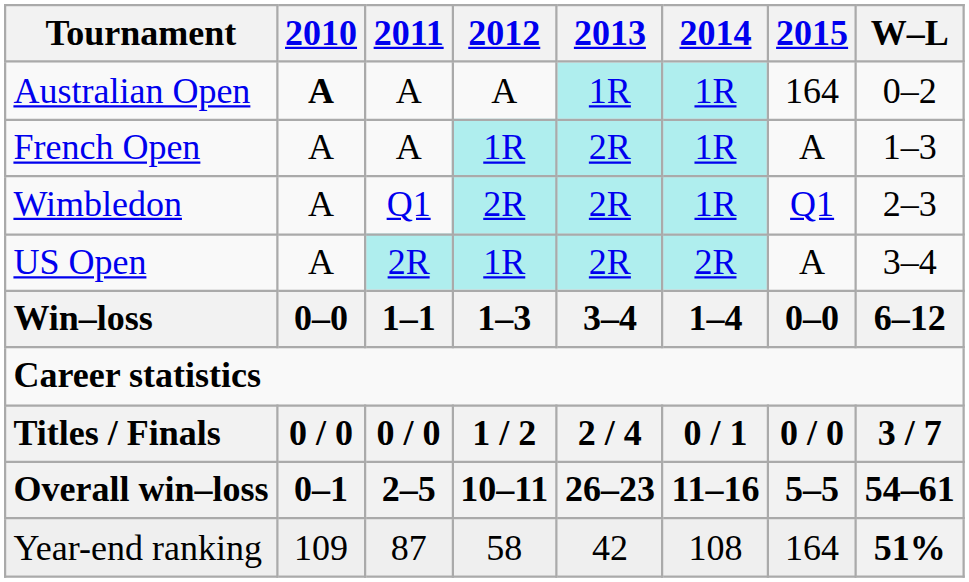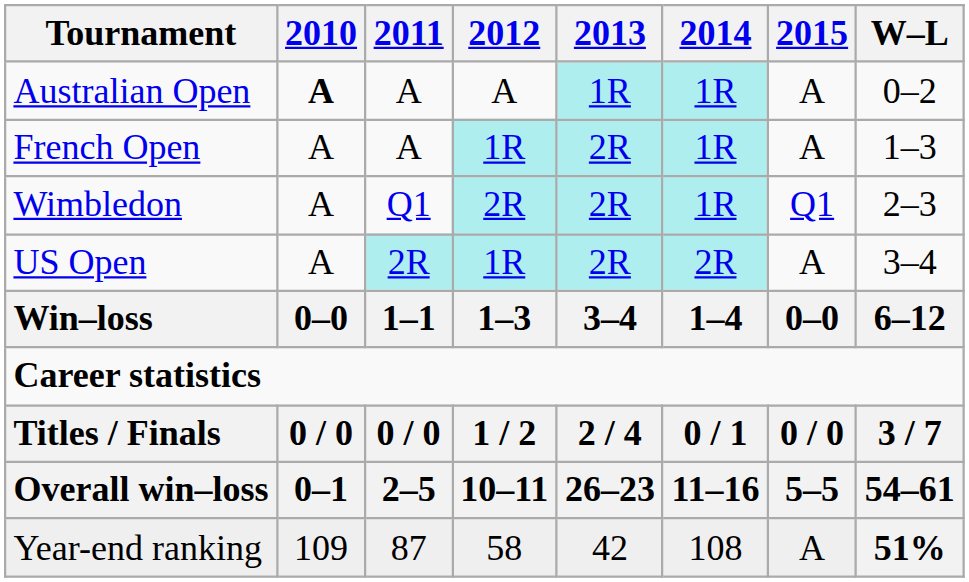(812, 90) 164 -> (812, 90) A
(812, 546) 164 -> (812, 546) A
